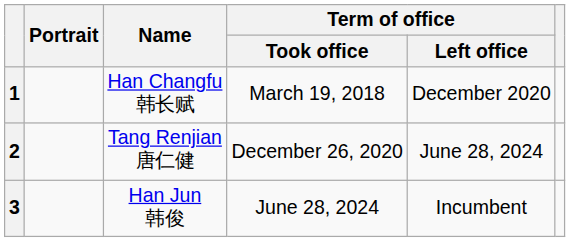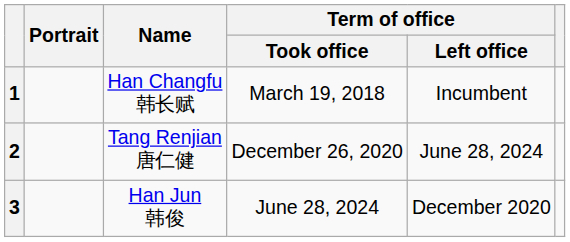(481, 94) December 2020 -> (481, 94) Incumbent
(481, 207) Incumbent -> (481, 207) December 2020
